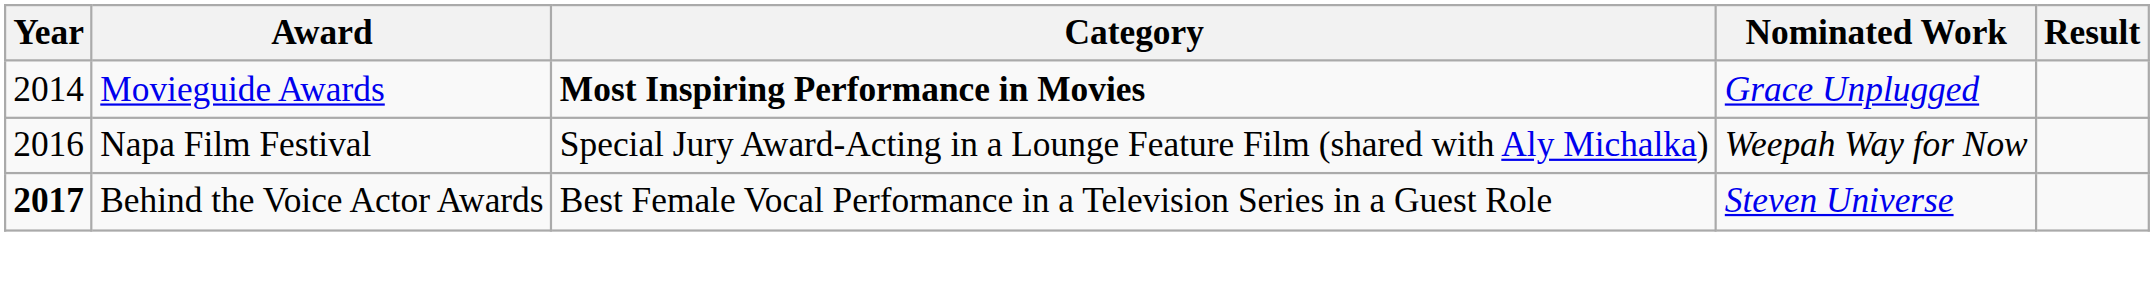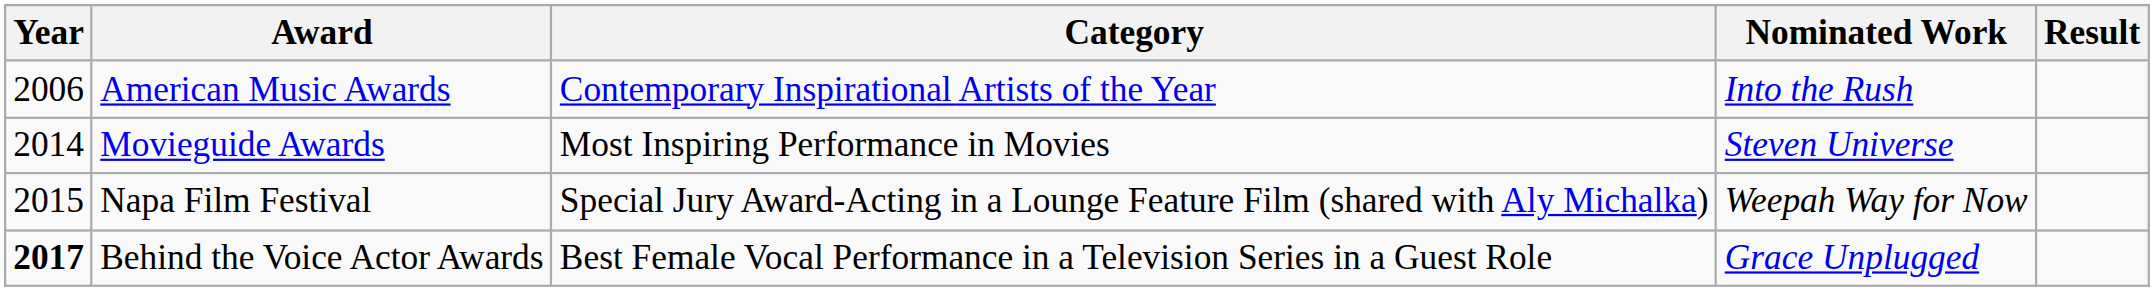+ row: (275, 88)
(853, 88) bold -> (835, 144) normal
(1852, 88) Grace Unplugged -> (1839, 144) Steven Universe
(49, 144) 2016 -> (49, 200) 2015
(1839, 200) Steven Universe -> (1852, 256) Grace Unplugged
